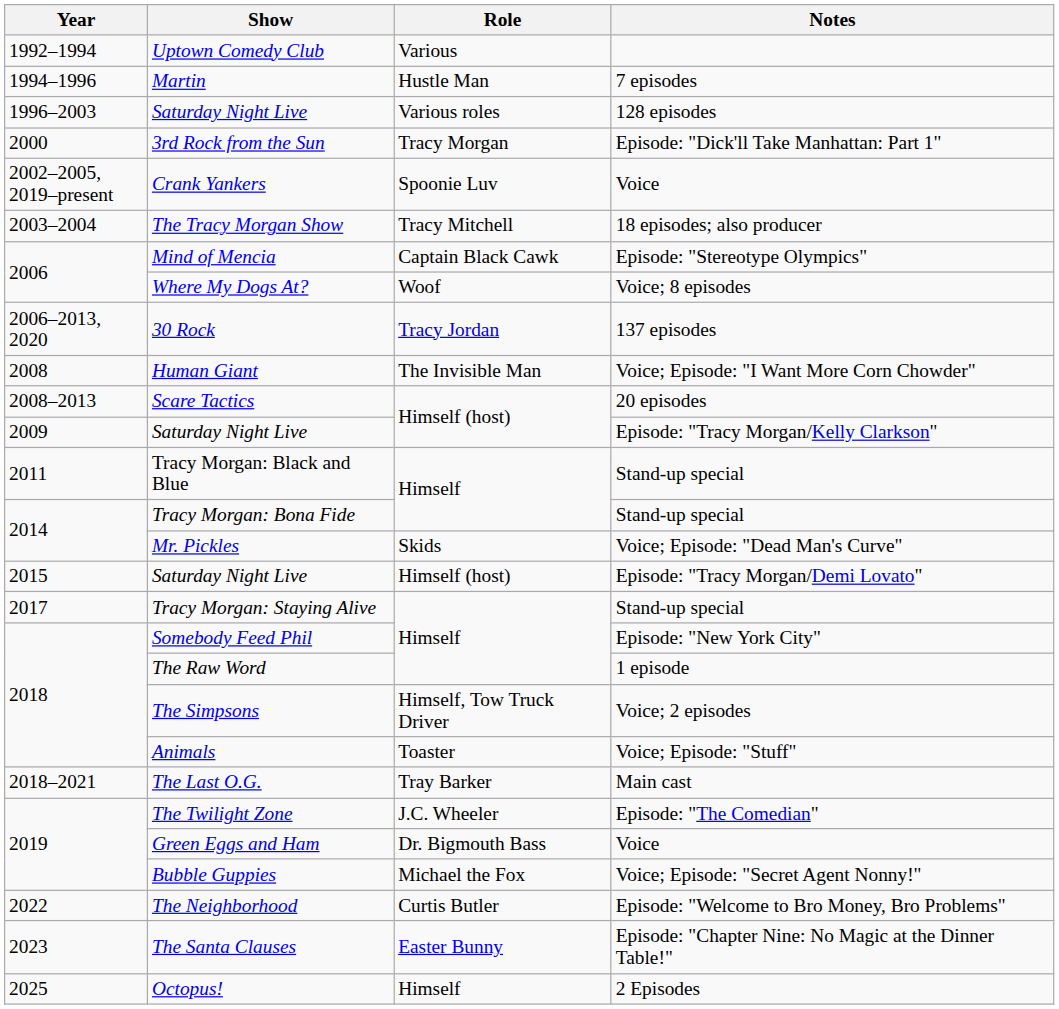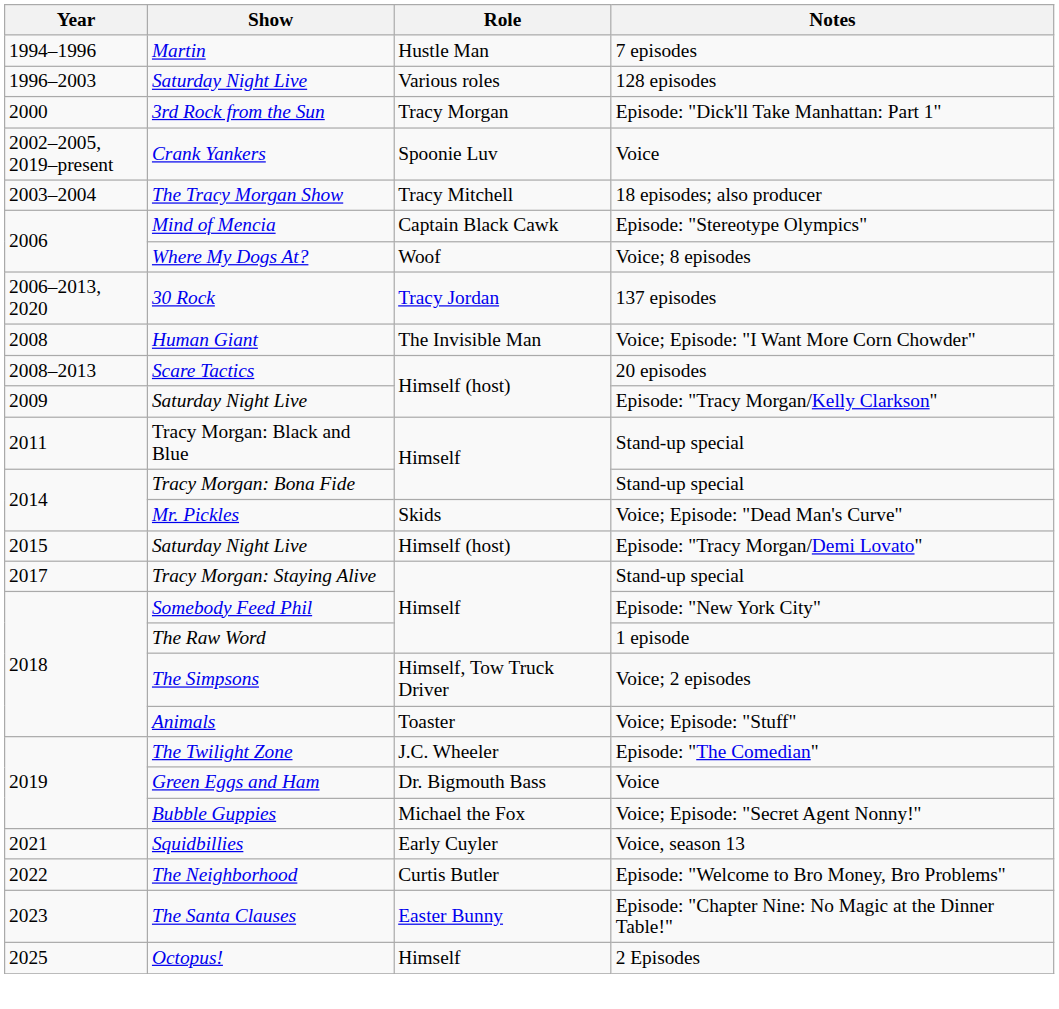- row: (238, 50)
- row: (207, 782)
+ row: (198, 843)
